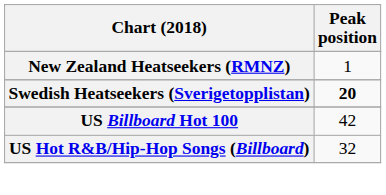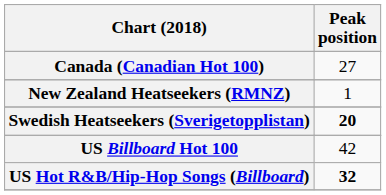+ row: (159, 65)
(347, 148) normal -> (347, 176) bold
